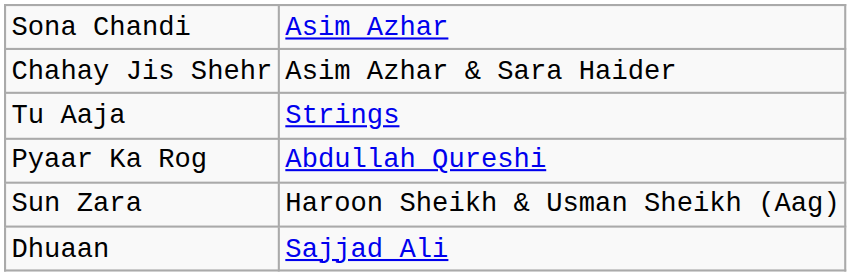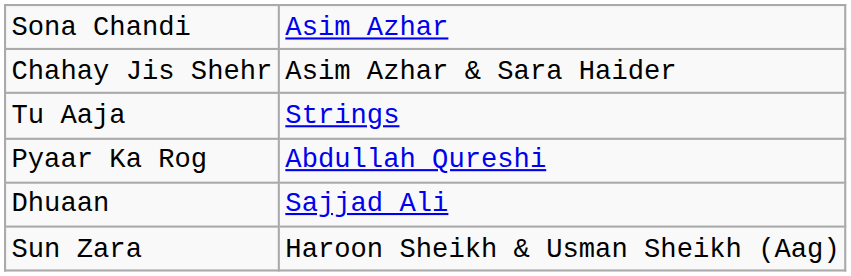rows swapped: (60, 249) <-> (77, 204)
